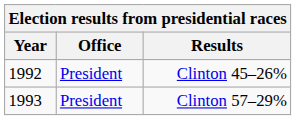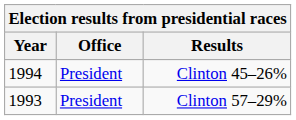(25, 73) 1992 -> (25, 73) 1994
